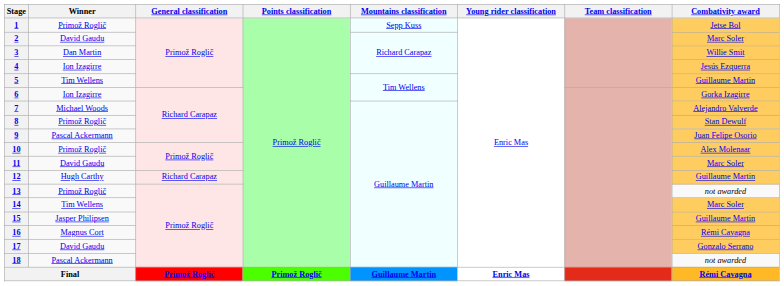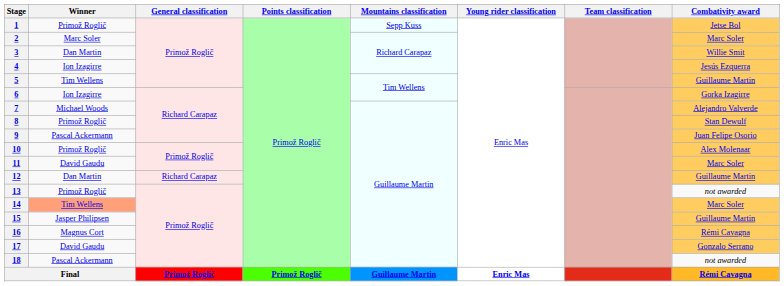(82, 39) David Gaudu -> (82, 39) Marc Soler
(82, 177) Hugh Carthy -> (82, 177) Dan Martin
(82, 205) no background -> (82, 205) lightsalmon background
